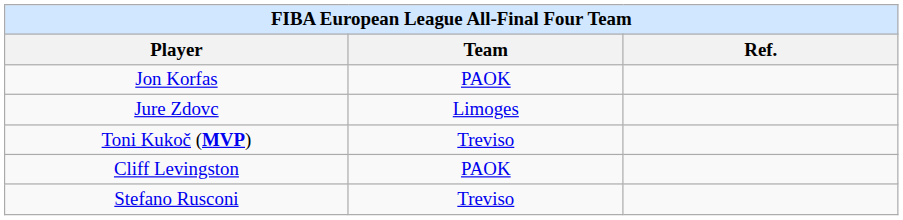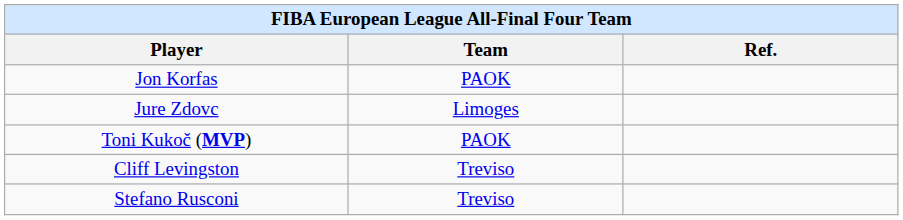(486, 139) Treviso -> (486, 139) PAOK
(486, 169) PAOK -> (486, 169) Treviso
